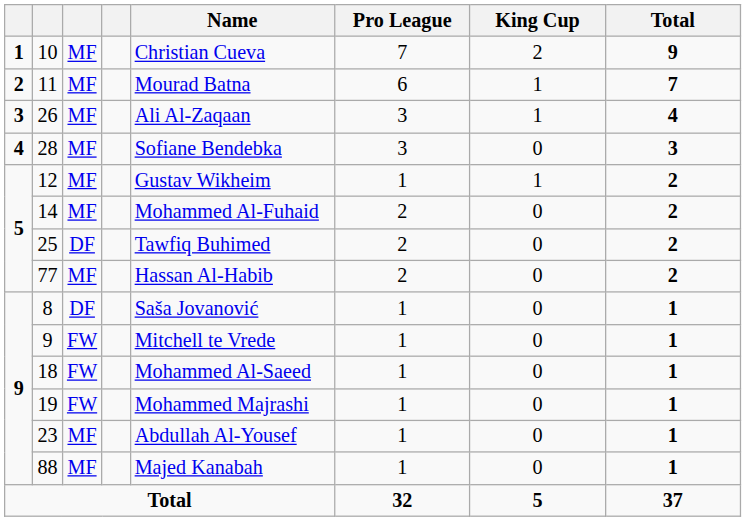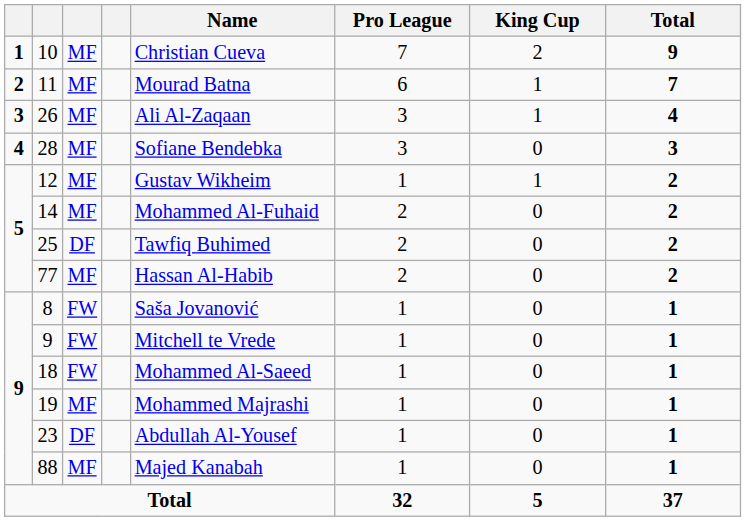(82, 308) DF -> (82, 308) FW
(82, 404) FW -> (82, 404) MF
(82, 436) MF -> (82, 436) DF
